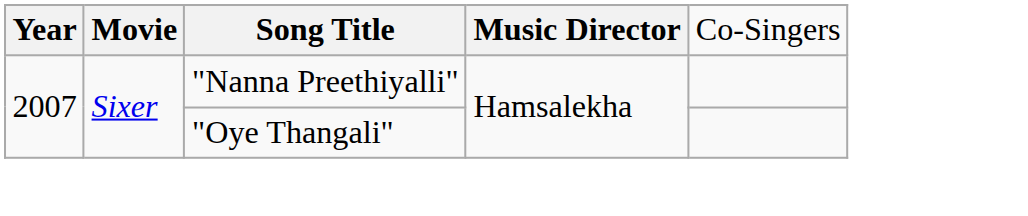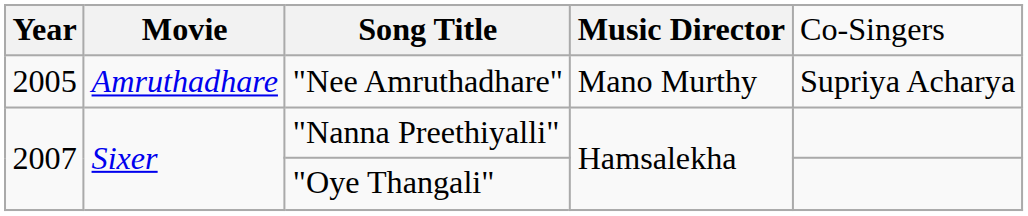+ row: (428, 81)
